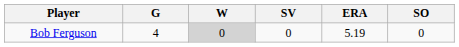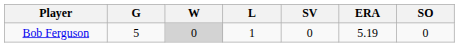+ column: (252, 13)
(156, 32) 4 -> (136, 32) 5
